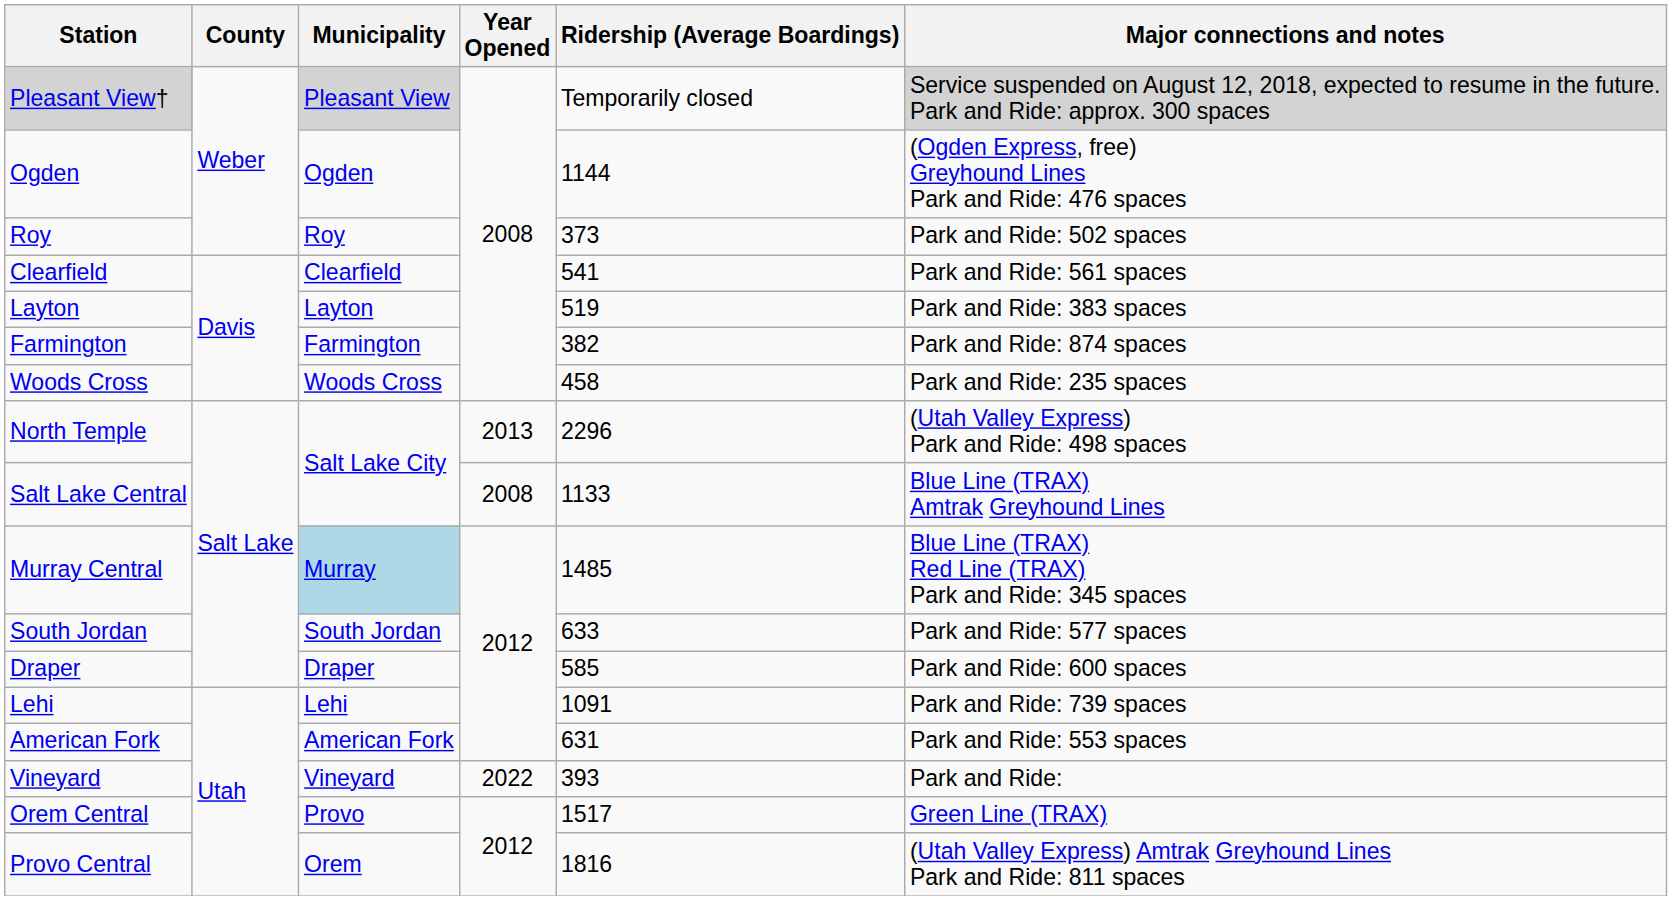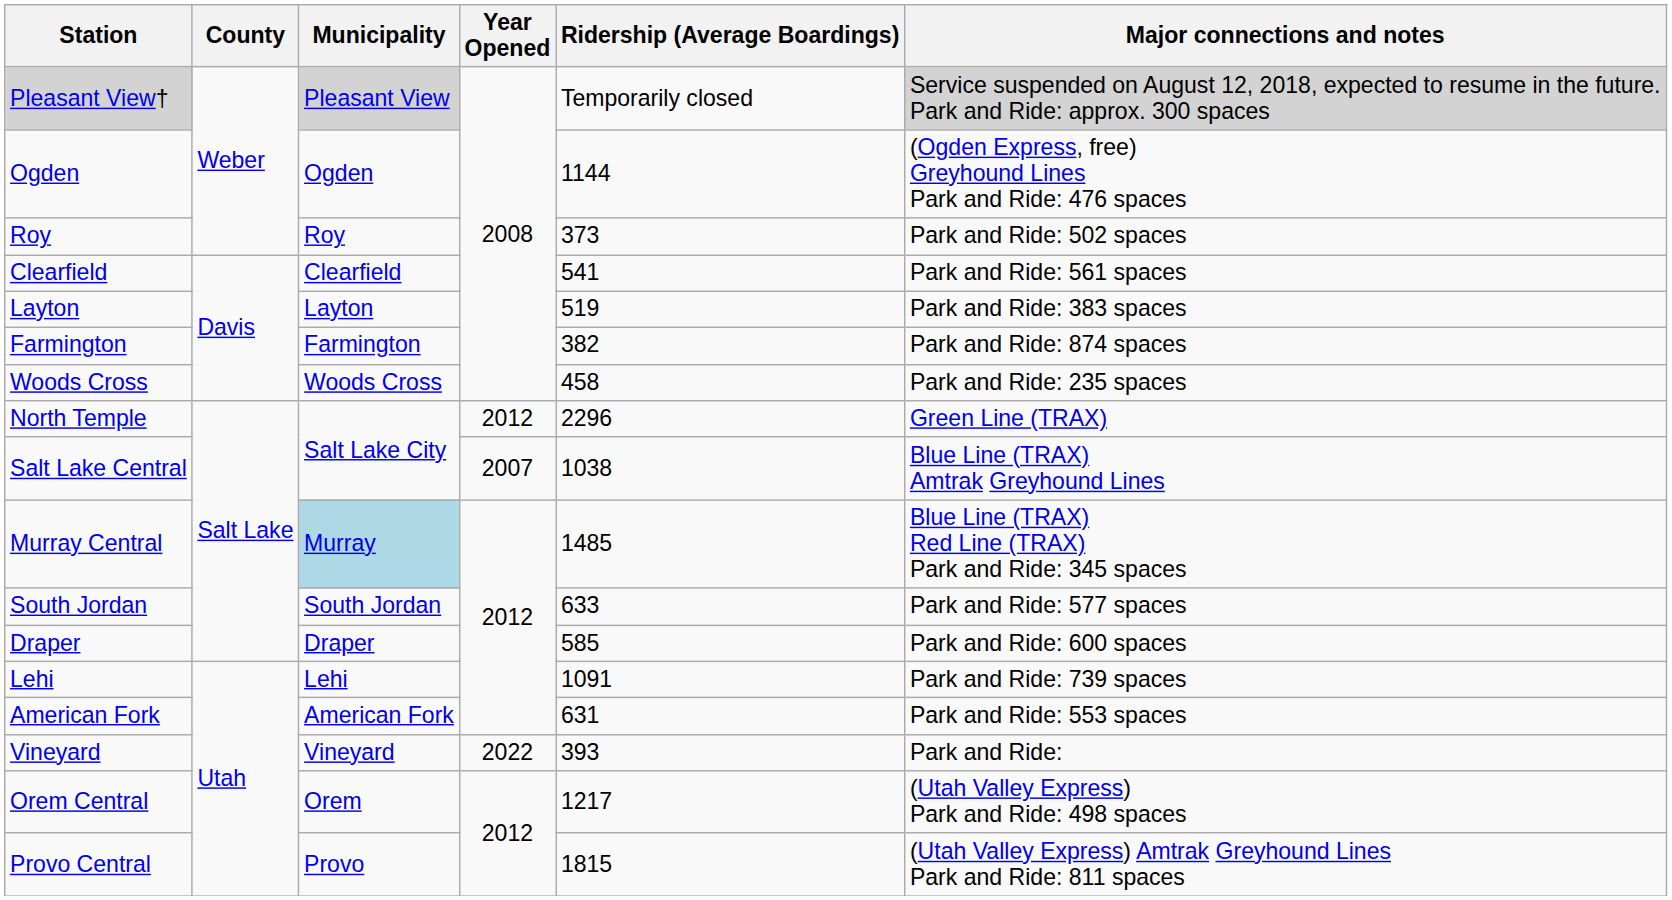(507, 431) 2013 -> (507, 418) 2012
(1048, 431) (Utah Valley Express) Park and Ride: 498 spaces -> (1009, 418) Green Line (TRAX)
(507, 494) 2008 -> (507, 468) 2007
(586, 494) 1133 -> (587, 468) 1038
(334, 814) Provo -> (333, 801) Orem
(587, 814) 1517 -> (587, 801) 1217
(1009, 814) Green Line (TRAX) -> (1048, 801) (Utah Valley Express) Park and Ride: 498 spaces
(333, 864) Orem -> (334, 864) Provo
(587, 864) 1816 -> (587, 864) 1815
